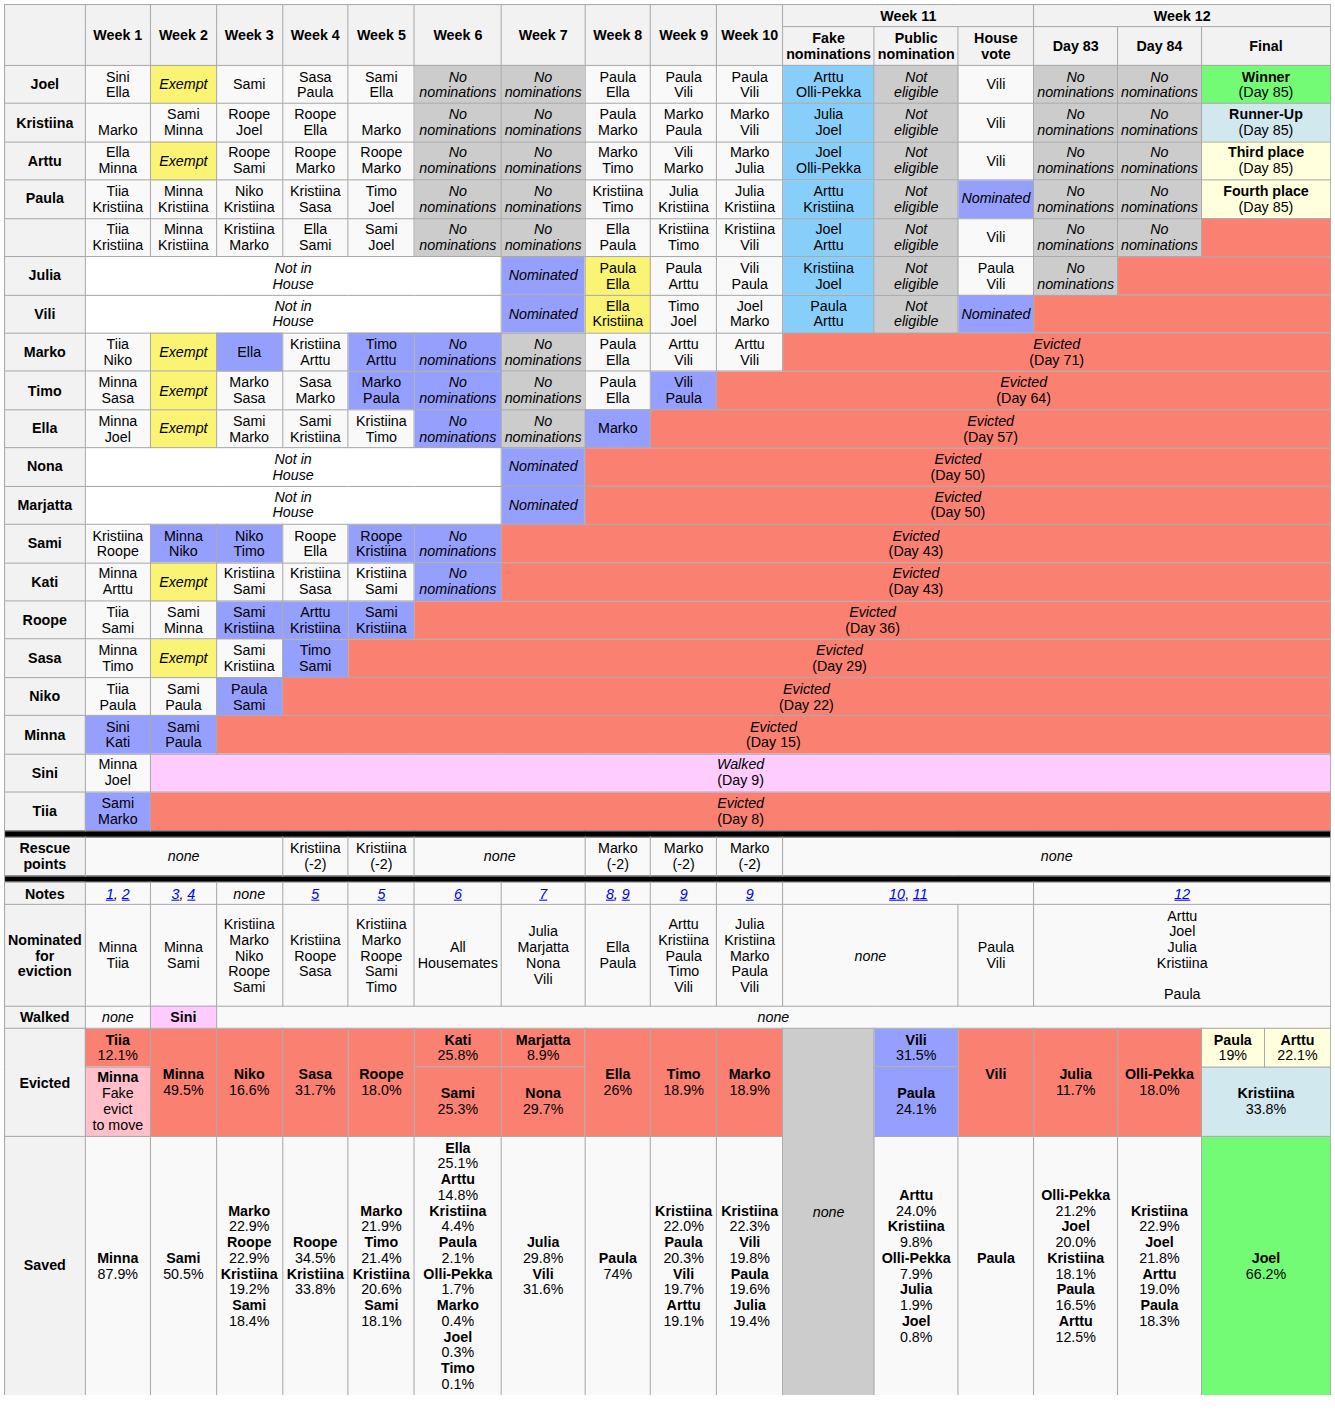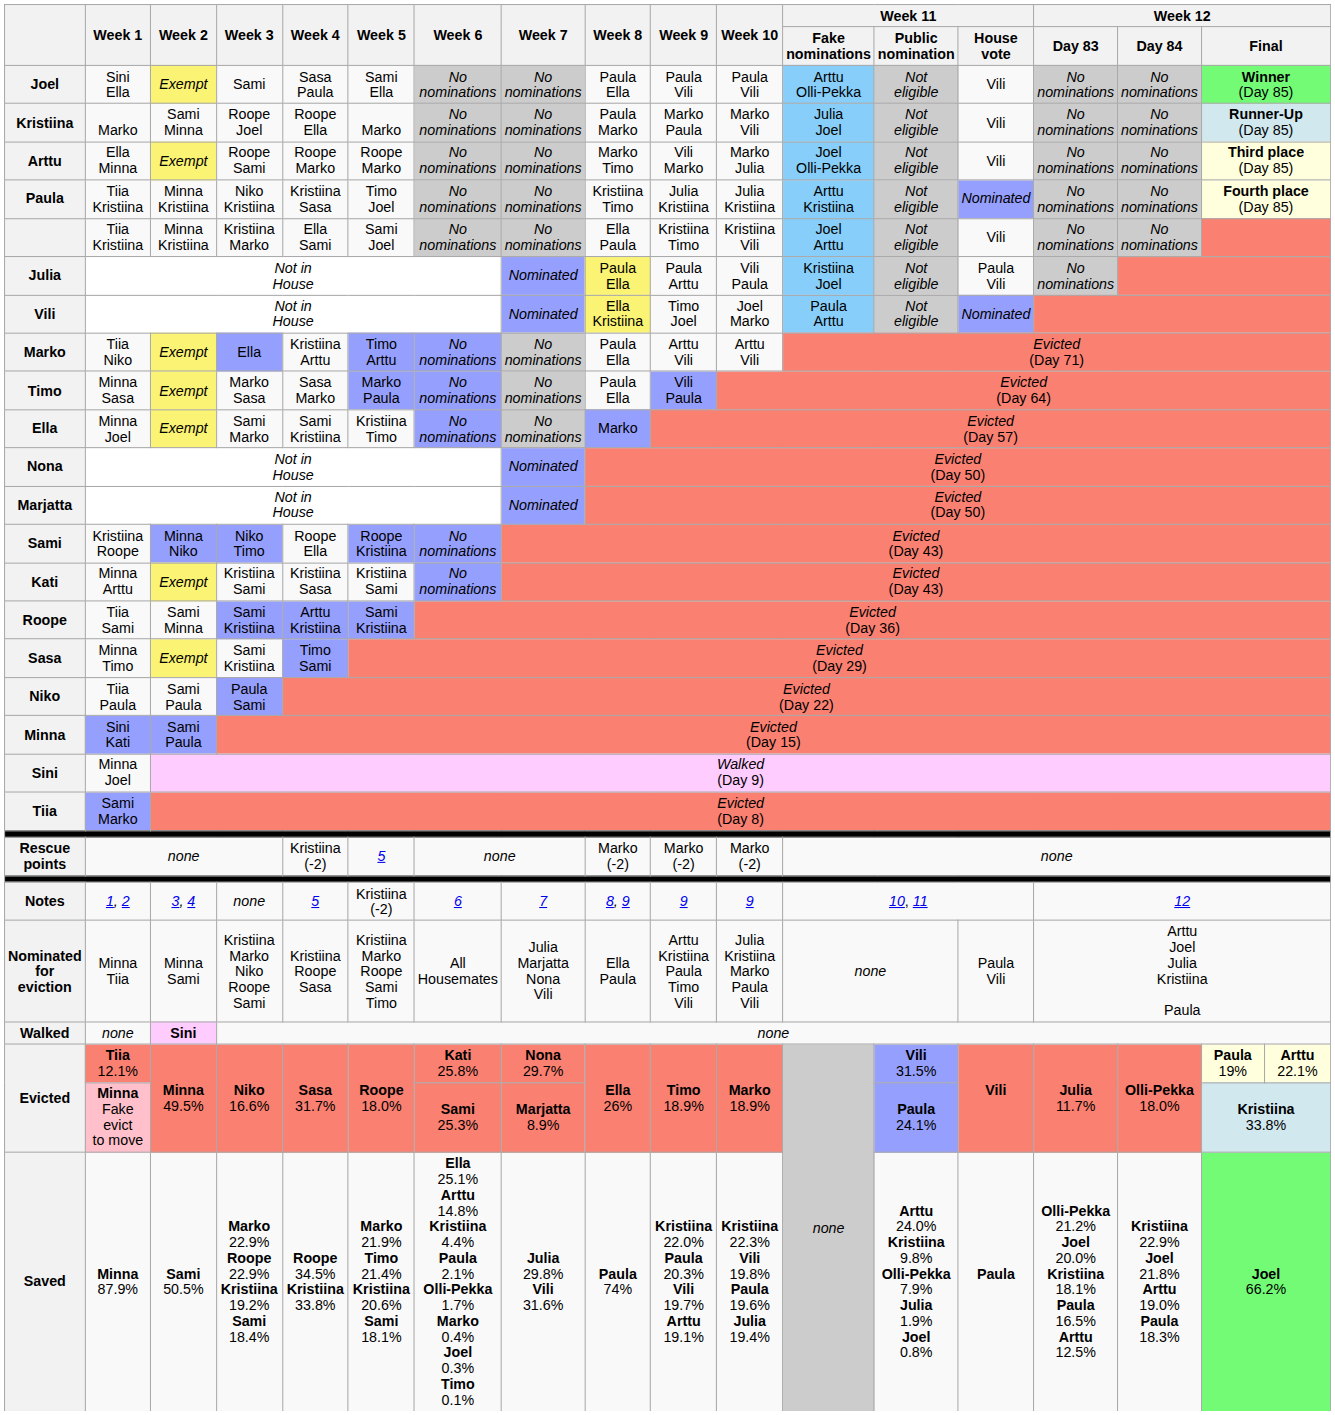(381, 856) Kristiina (-2) -> (381, 856) 5
(381, 893) 5 -> (381, 901) Kristiina (-2)
(543, 1047) Marjatta 8.9% -> (543, 1063) Nona 29.7%
(543, 1101) Nona 29.7% -> (543, 1117) Marjatta 8.9%
